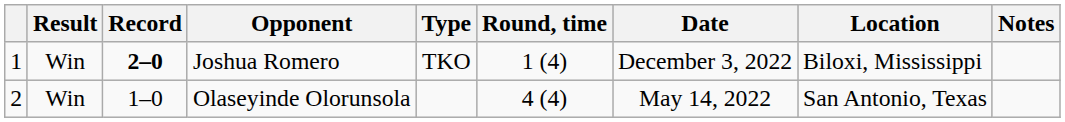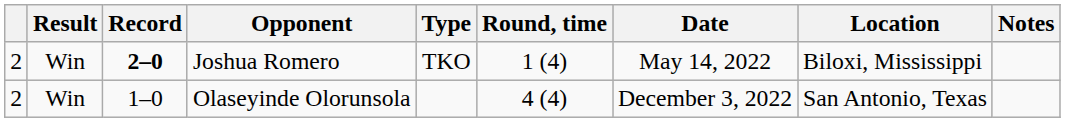(16, 60) 1 -> (16, 60) 2
(705, 60) December 3, 2022 -> (705, 60) May 14, 2022
(705, 98) May 14, 2022 -> (705, 98) December 3, 2022
